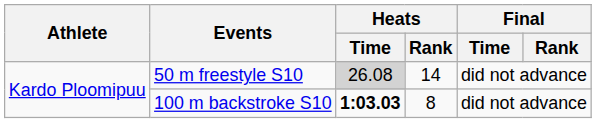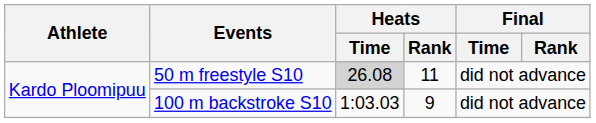(431, 76) 14 -> (430, 76) 11
(370, 104) bold -> (370, 104) normal
(431, 104) 8 -> (430, 104) 9
